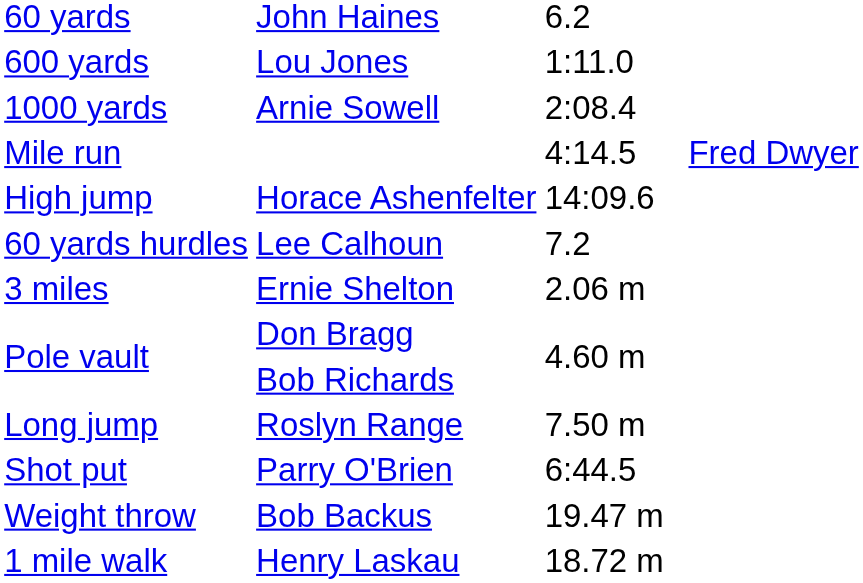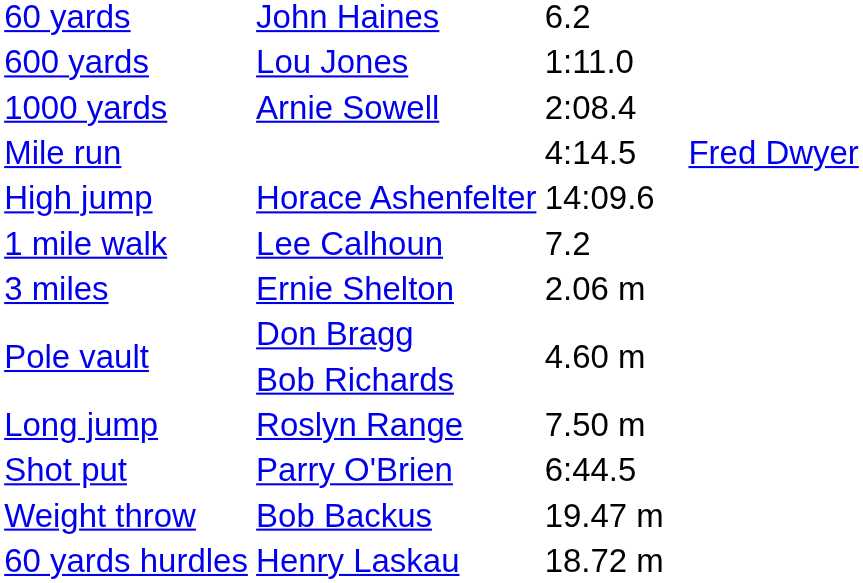(126, 243) 60 yards hurdles -> (86, 243) 1 mile walk
(86, 561) 1 mile walk -> (126, 561) 60 yards hurdles
